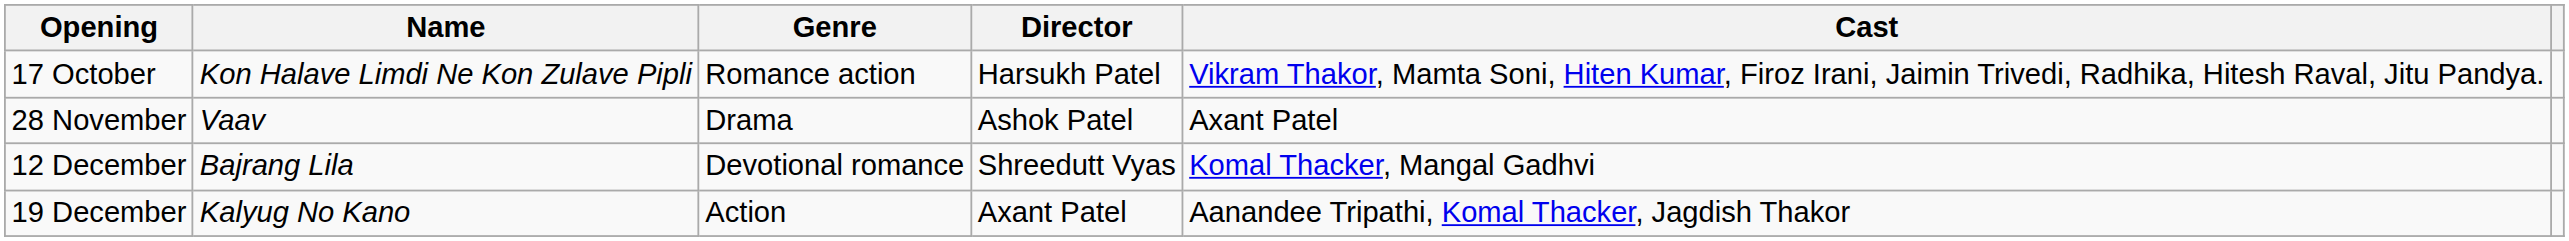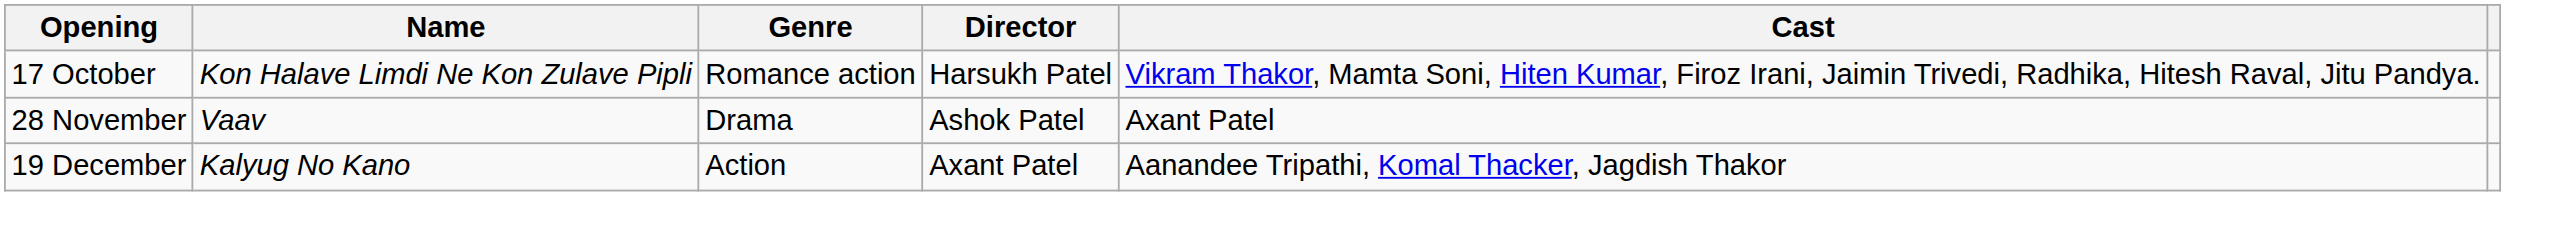- row: (99, 166)
